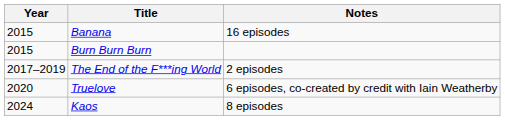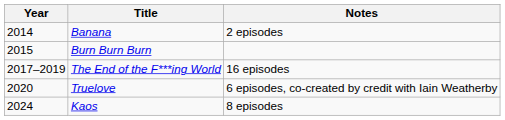(20, 32) 2015 -> (20, 32) 2014
(258, 32) 16 episodes -> (255, 32) 2 episodes
(255, 69) 2 episodes -> (258, 69) 16 episodes
